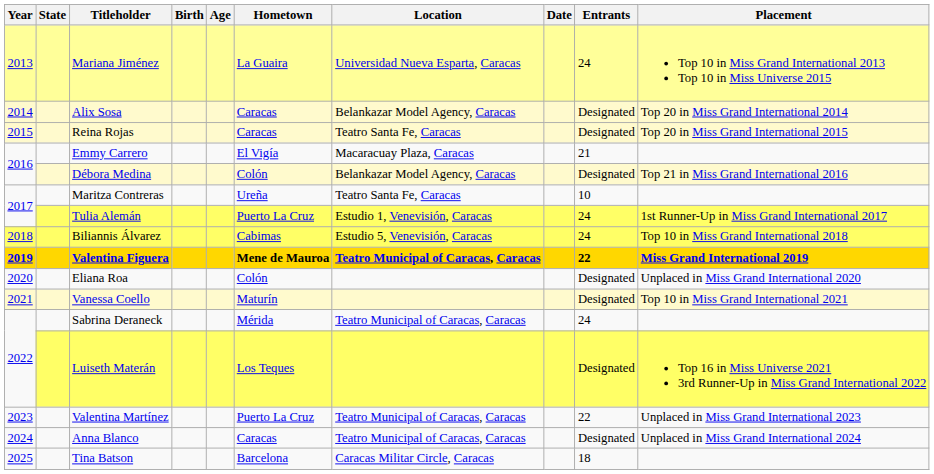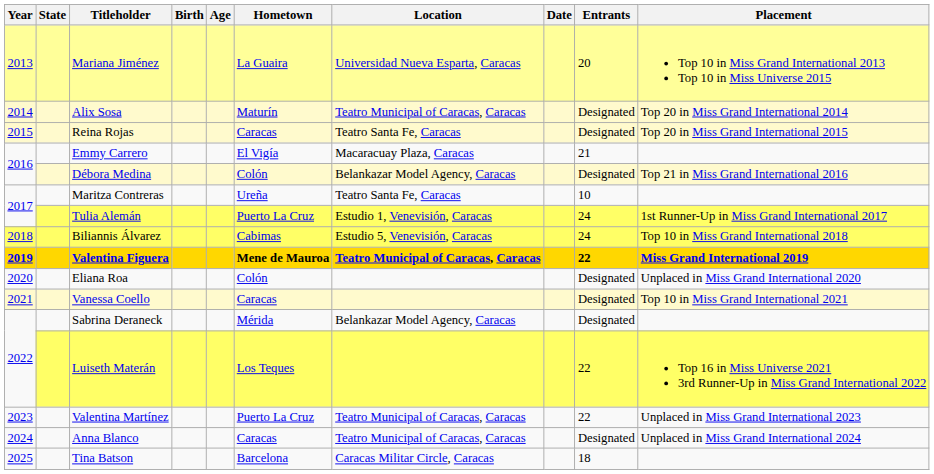(584, 62) 24 -> (584, 62) 20
(257, 111) Caracas -> (257, 111) Maturín
(425, 111) Belankazar Model Agency, Caracas -> (430, 111) Teatro Municipal of Caracas, Caracas
(257, 299) Maturín -> (257, 299) Caracas
(430, 319) Teatro Municipal of Caracas, Caracas -> (425, 319) Belankazar Model Agency, Caracas
(584, 319) 24 -> (606, 319) Designated
(606, 368) Designated -> (584, 368) 22
